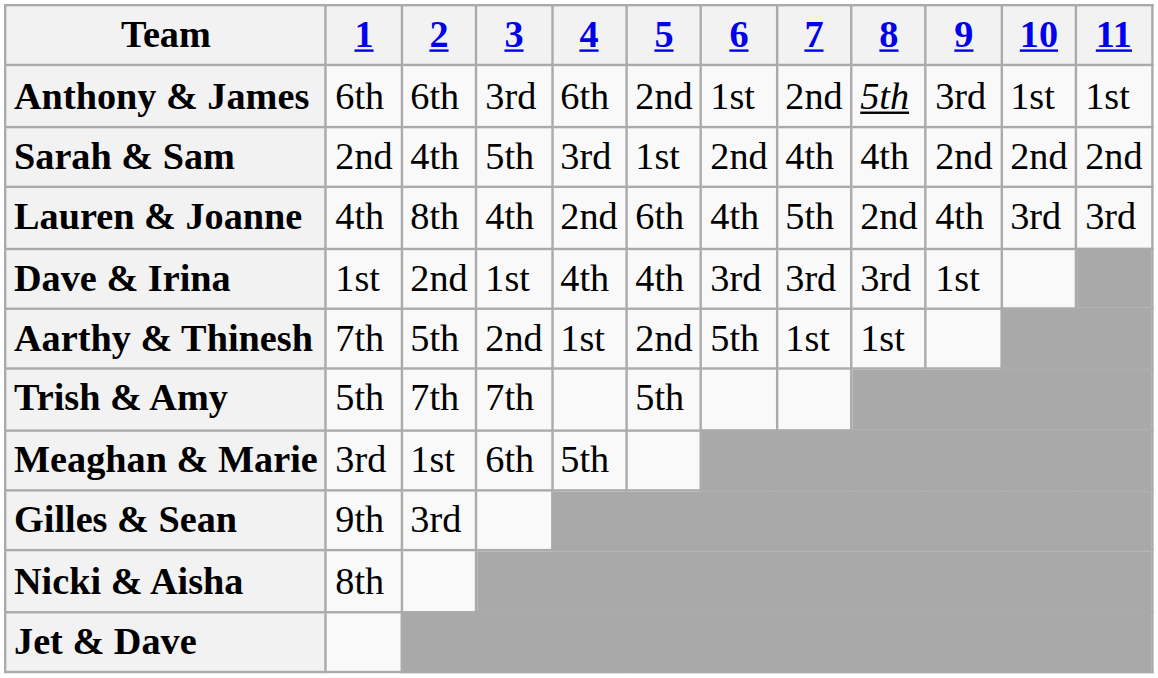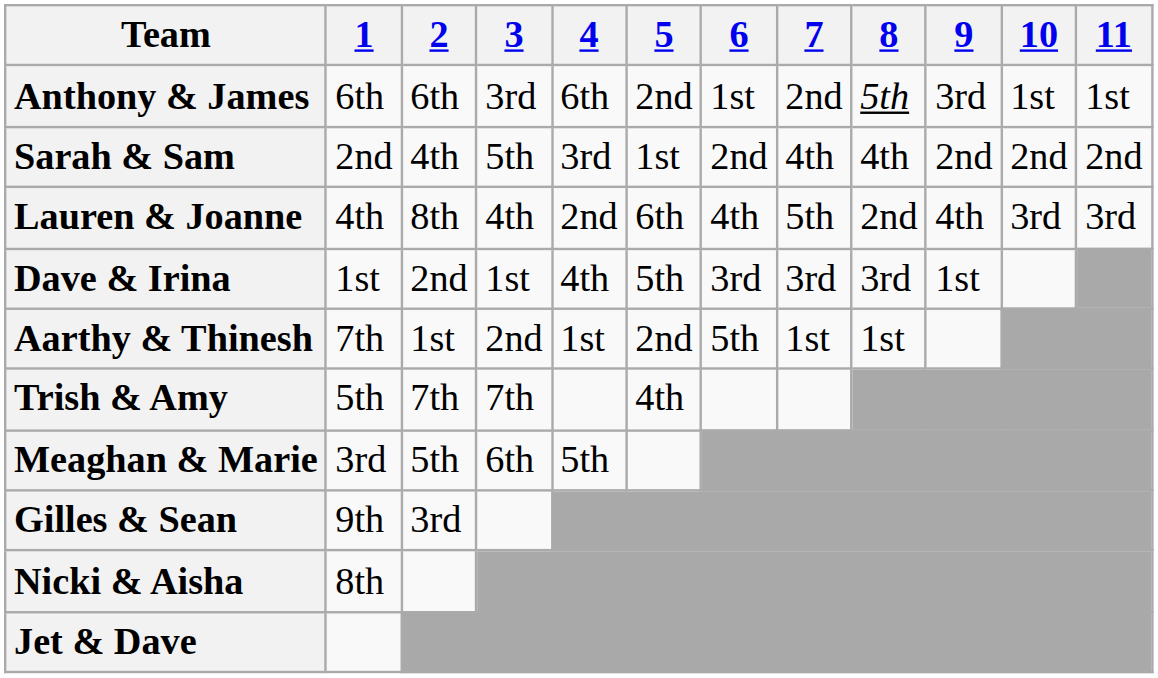(660, 277) 4th -> (660, 277) 5th
(435, 338) 5th -> (433, 338) 1st
(660, 398) 5th -> (660, 398) 4th
(433, 459) 1st -> (435, 459) 5th
